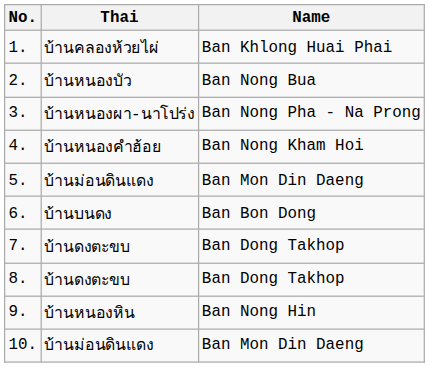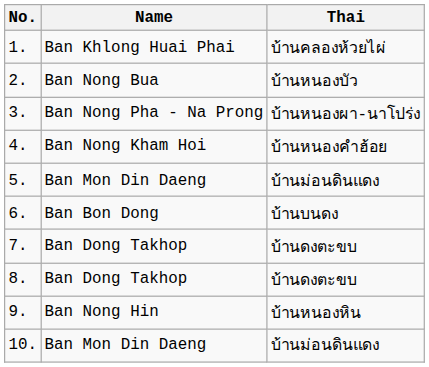columns swapped: (311, 18) <-> (119, 18)
